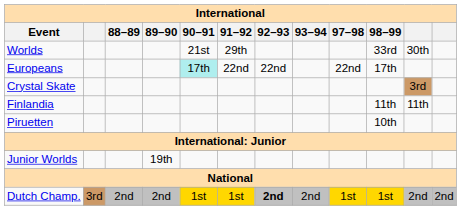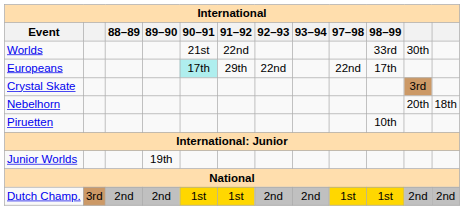(236, 50) 29th -> (236, 50) 22nd
(236, 68) 22nd -> (236, 68) 29th
- row: (30, 104)
+ row: (34, 104)
(273, 196) bold -> (273, 196) normal
